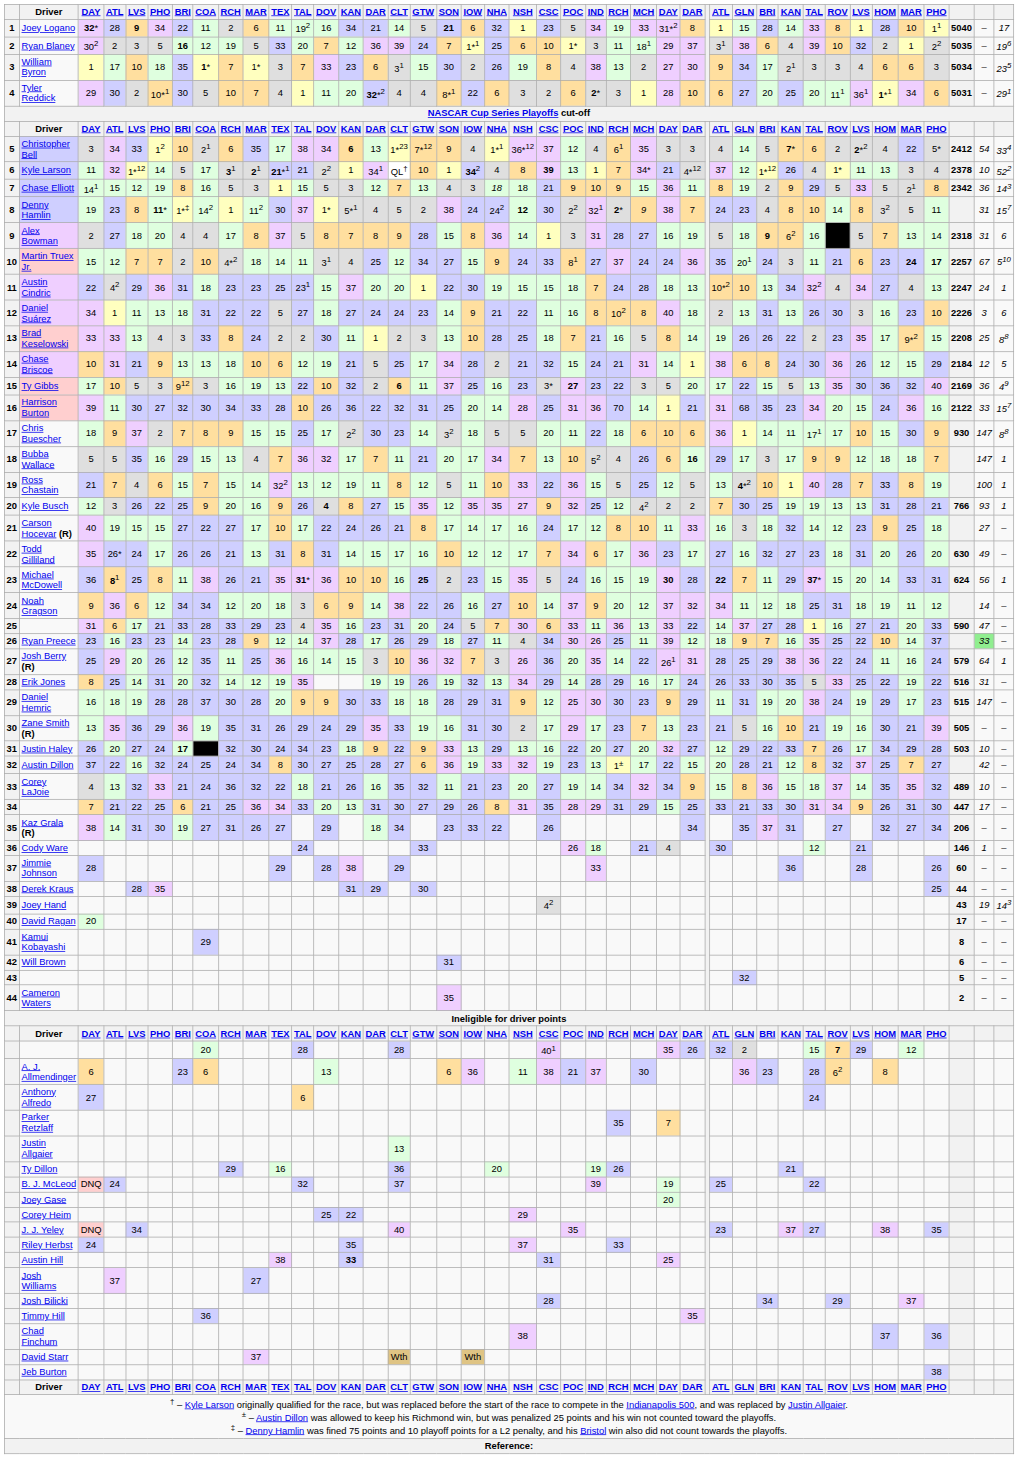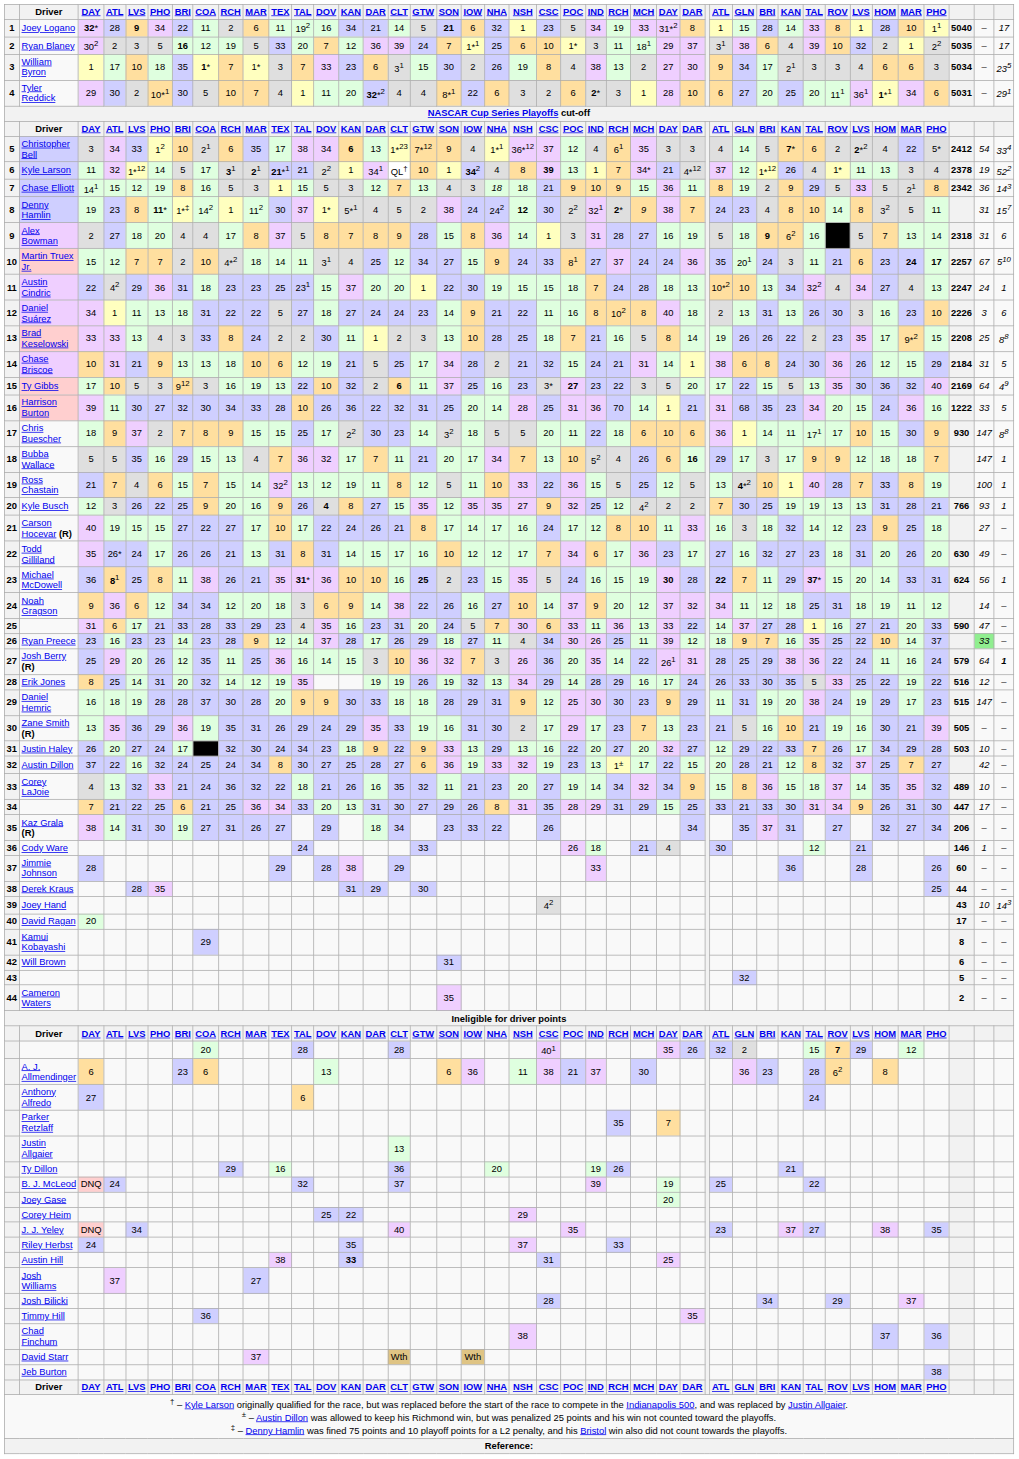(1004, 46) 196 -> (1004, 46) 17
(984, 171) 10 -> (984, 171) 19
(984, 365) 12 -> (984, 365) 31
(984, 386) 36 -> (984, 386) 64
(962, 408) 2122 -> (962, 408) 1222
(1004, 408) 157 -> (1004, 408) 5
(1004, 662) normal -> (1004, 662) bold
(984, 682) 31 -> (984, 682) 12
(183, 749) bold -> (183, 749) normal
(984, 906) 19 -> (984, 906) 10
